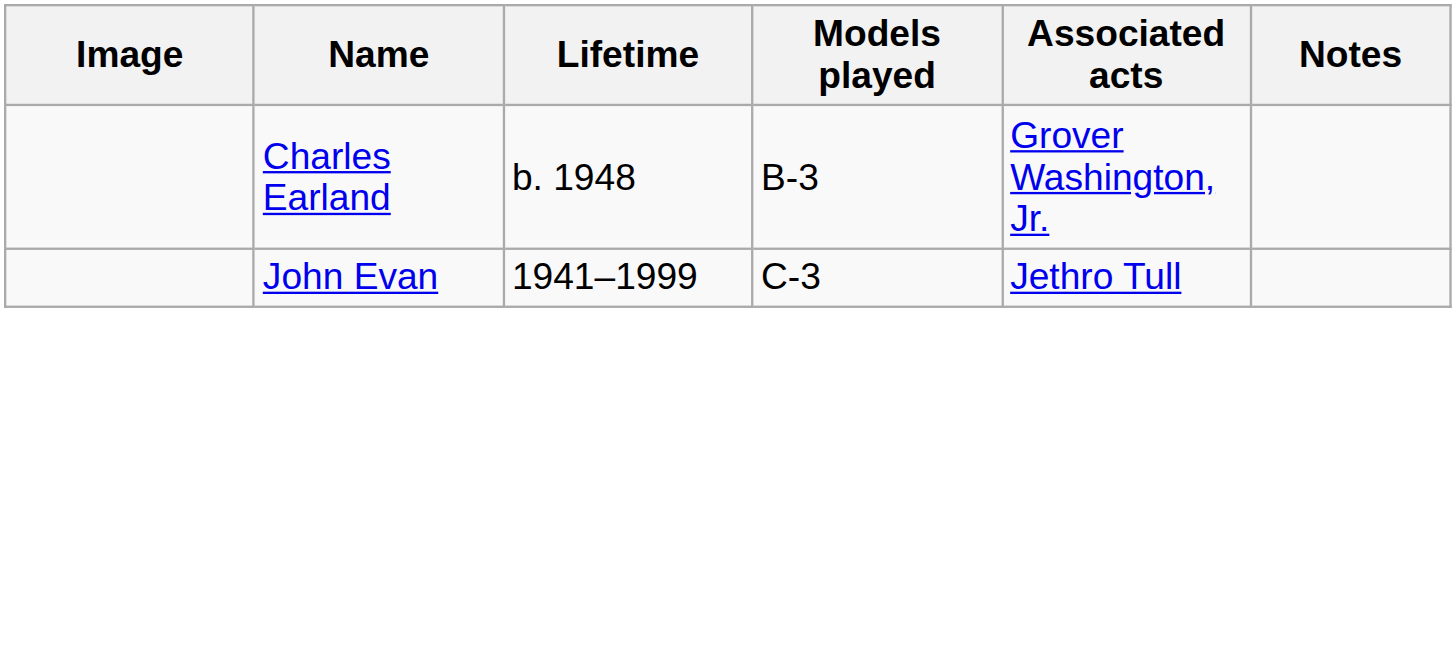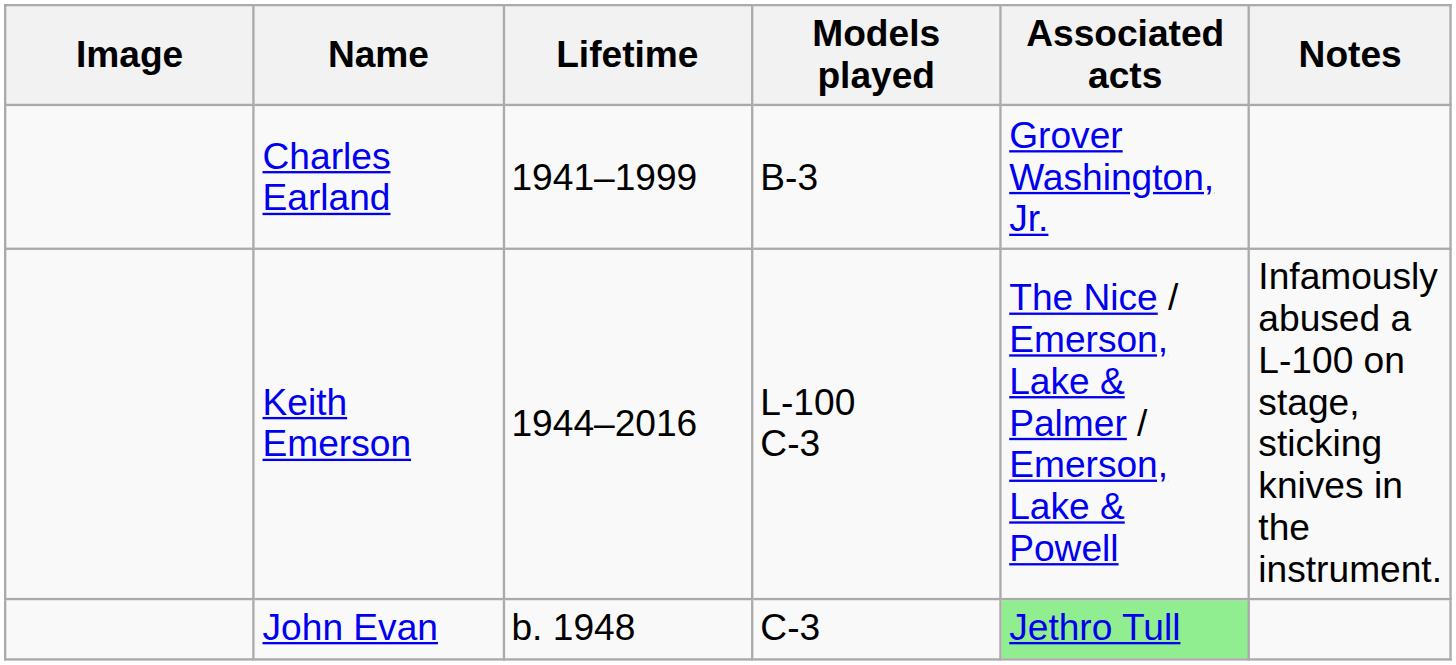(574, 176) b. 1948 -> (604, 176) 1941–1999
+ row: (337, 423)
(605, 276) 1941–1999 -> (573, 628) b. 1948
(1096, 276) no background -> (1095, 628) lightgreen background
